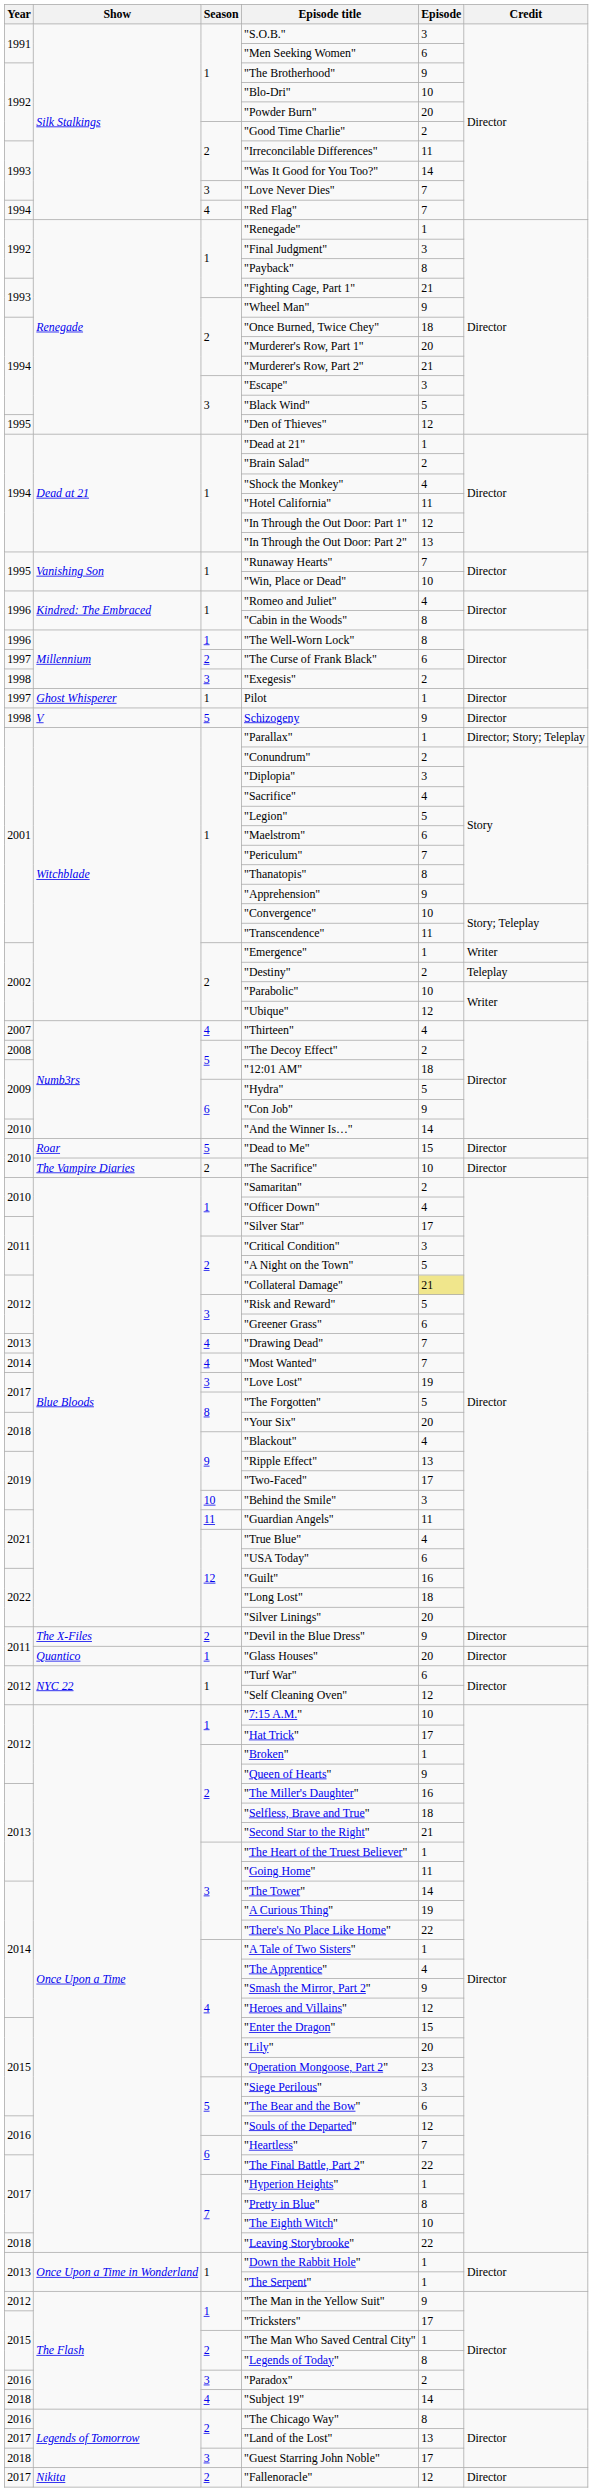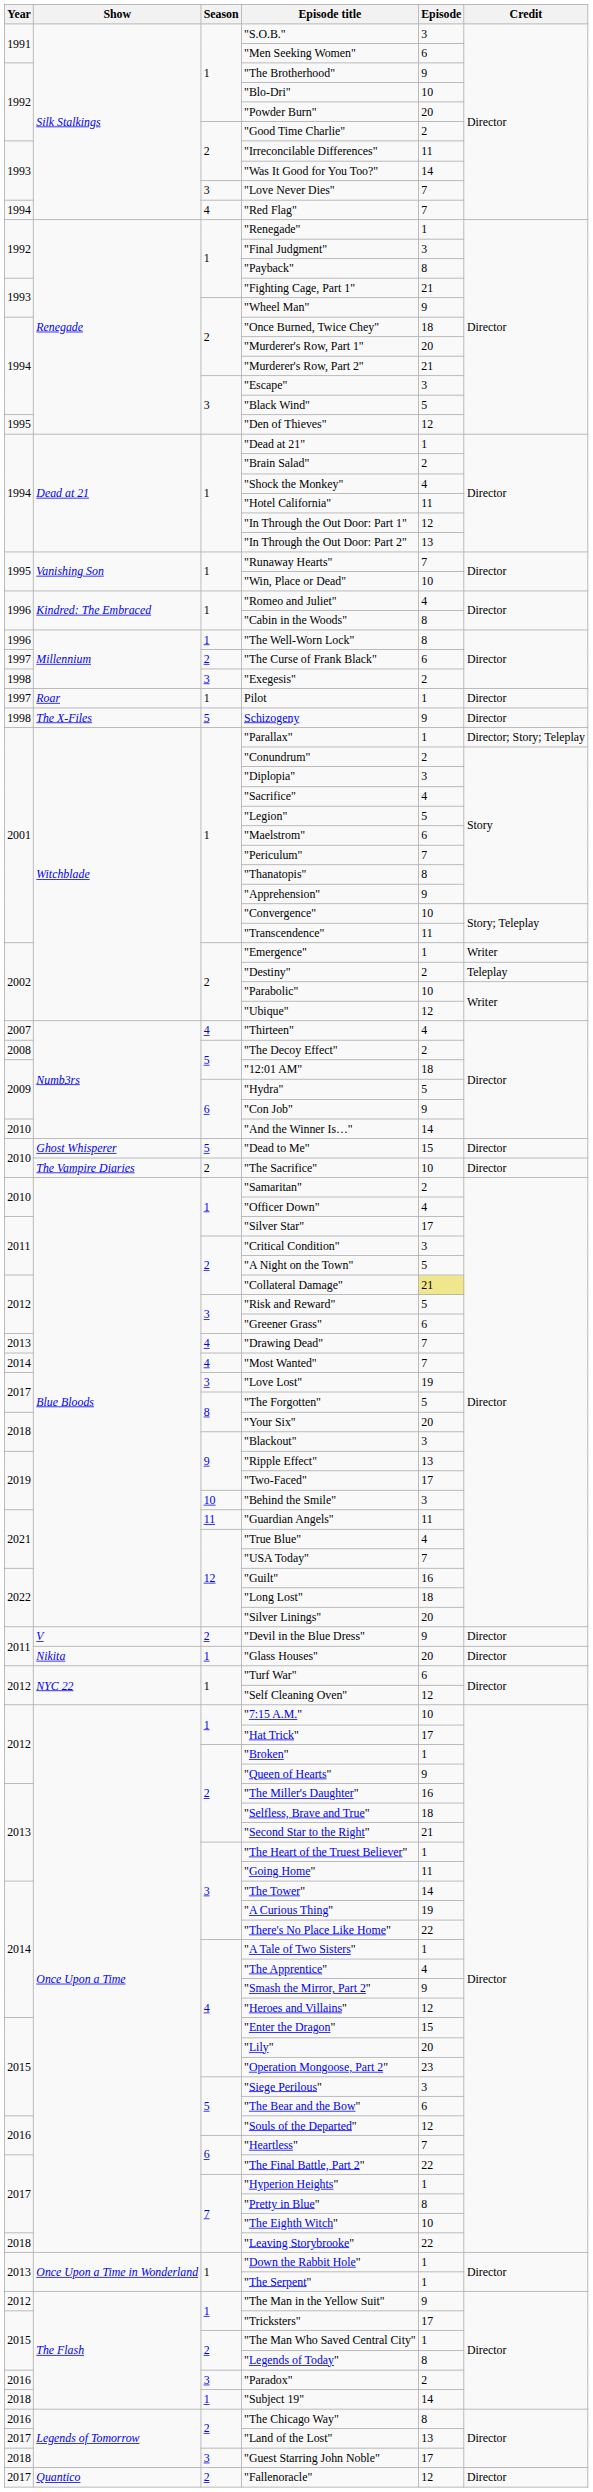(76, 698) Ghost Whisperer -> (48, 698) Roar
(40, 718) V -> (64, 718) The X-Files
(48, 1148) Roar -> (76, 1148) Ghost Whisperer
(424, 1441) 4 -> (424, 1441) 3
(424, 1558) 6 -> (424, 1558) 7
(64, 1637) The X-Files -> (40, 1637) V
(58, 1656) Quantico -> (51, 1656) Nikita
(207, 2399) 4 -> (207, 2399) 1
(51, 2477) Nikita -> (58, 2477) Quantico
